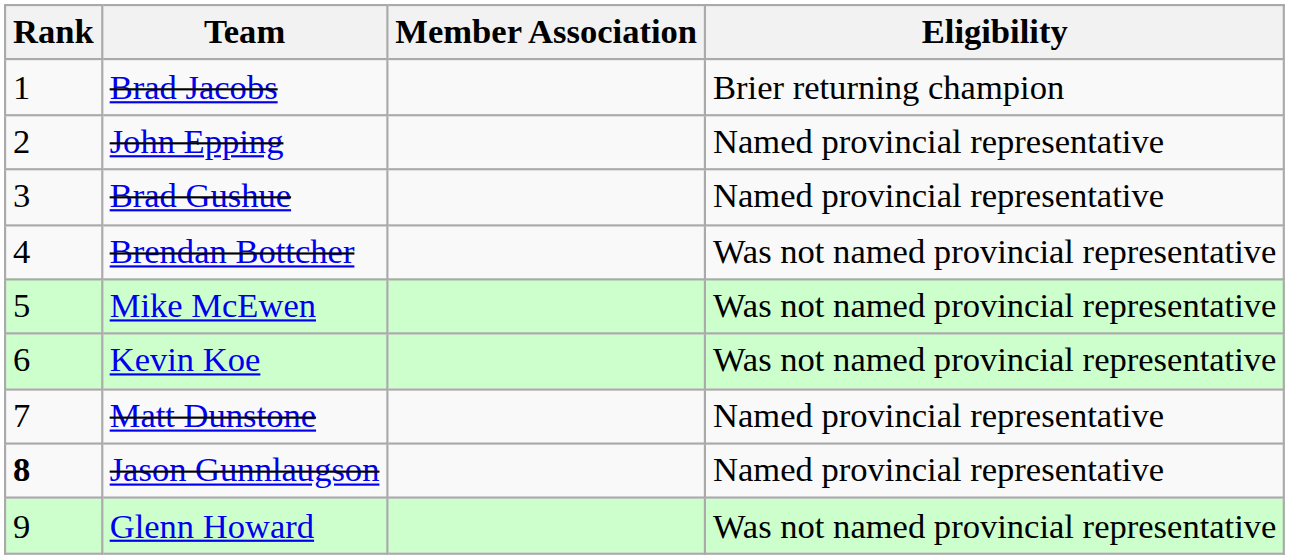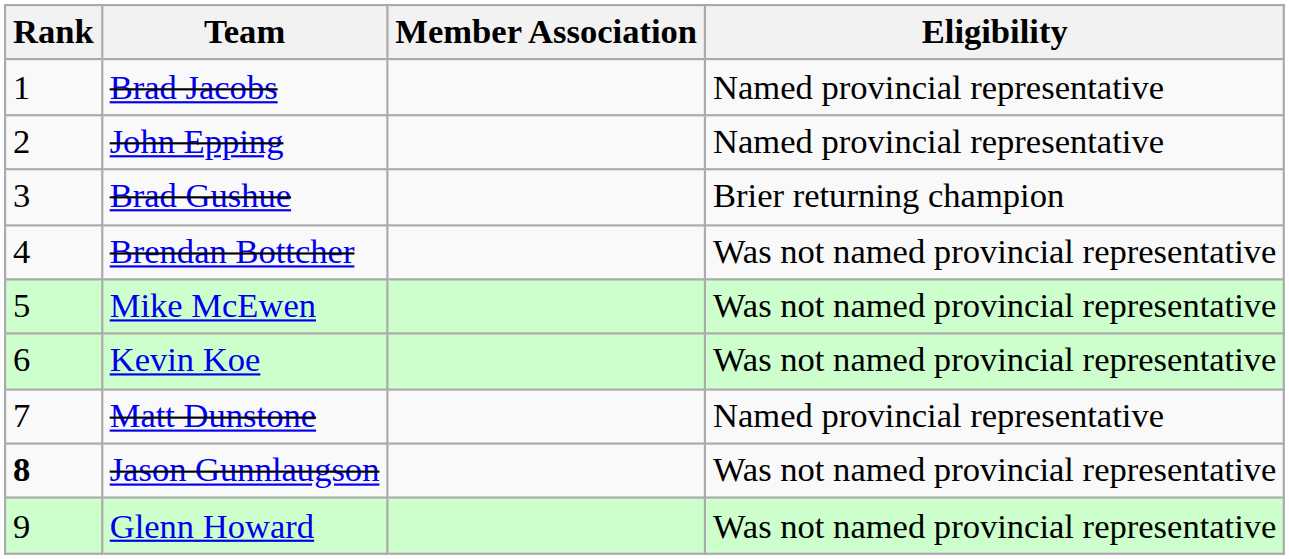(889, 86) Brier returning champion -> (939, 86) Named provincial representative
(939, 196) Named provincial representative -> (889, 196) Brier returning champion
(939, 470) Named provincial representative -> (995, 470) Was not named provincial representative
